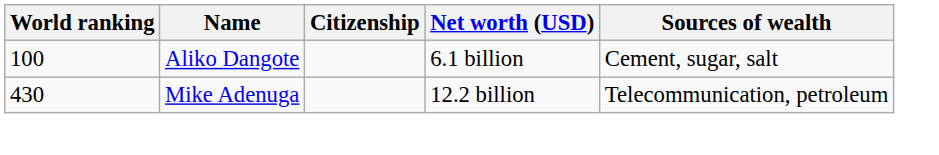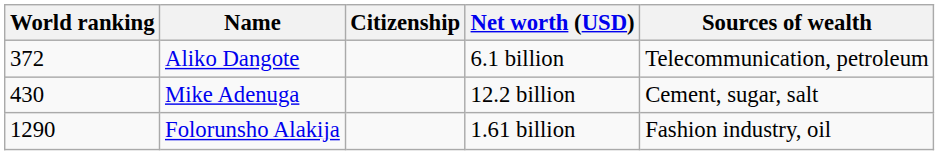(27, 58) 100 -> (27, 58) 372
(691, 58) Cement, sugar, salt -> (787, 58) Telecommunication, petroleum
(747, 94) Telecommunication, petroleum -> (732, 94) Cement, sugar, salt
+ row: (252, 130)
